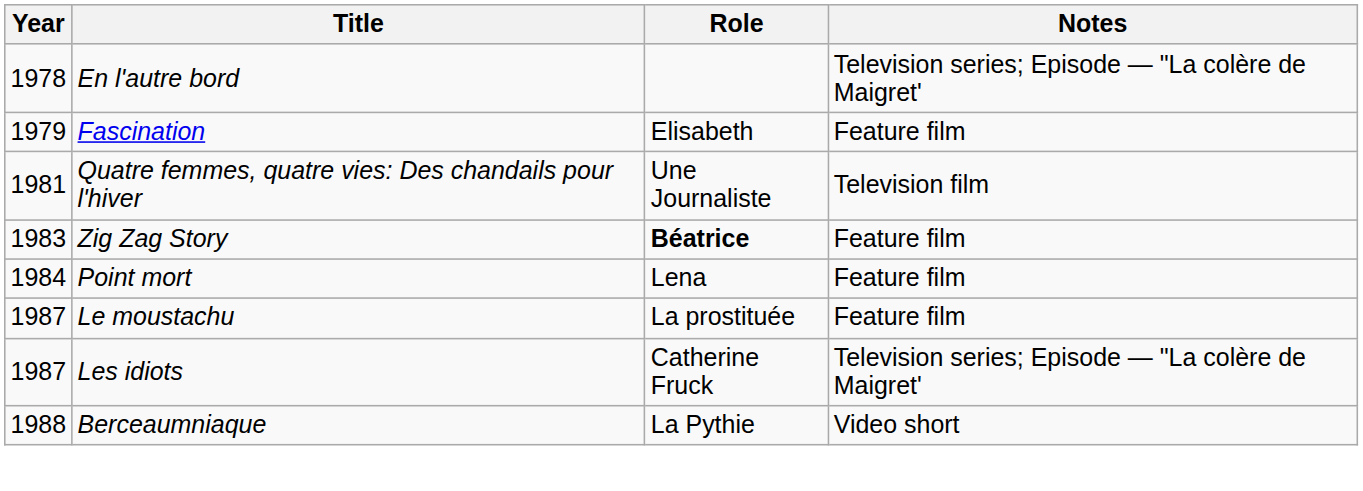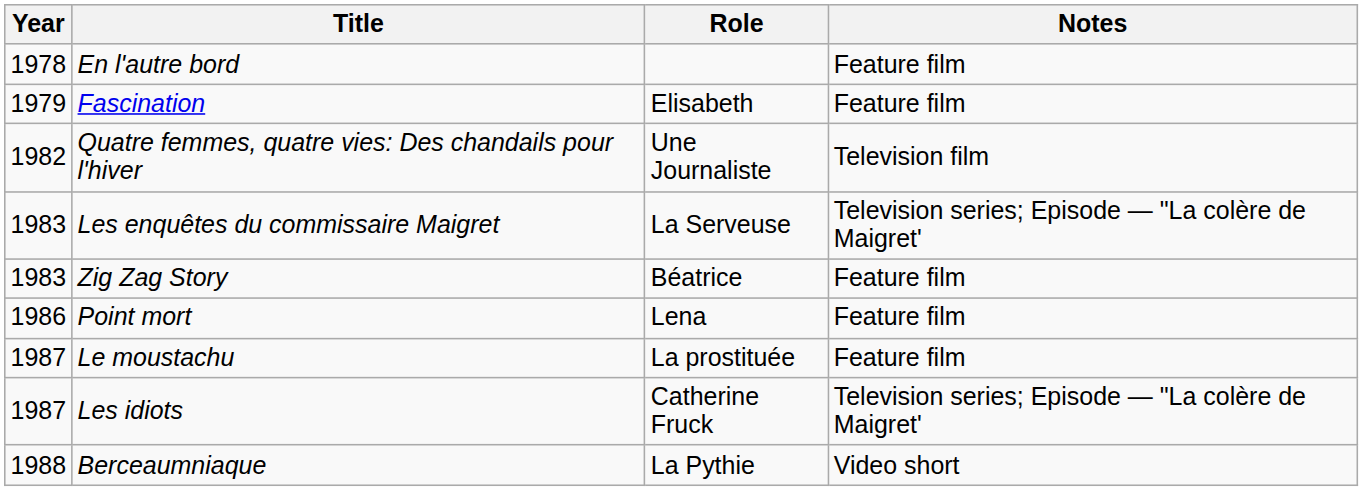(1070, 77) Television series; Episode — "La colère de Maigret' -> (900, 63) Feature film
(38, 185) 1981 -> (38, 157) 1982
+ row: (288, 224)
(700, 238) bold -> (697, 278) normal
(38, 278) 1984 -> (38, 317) 1986
